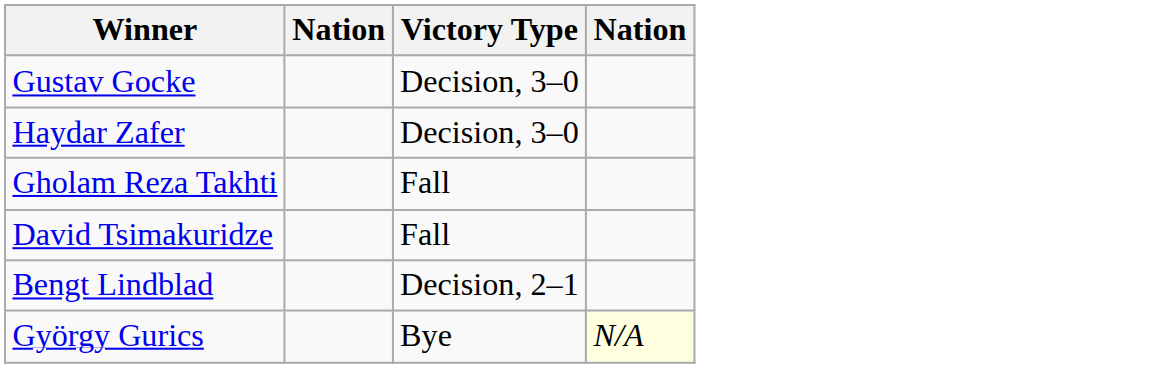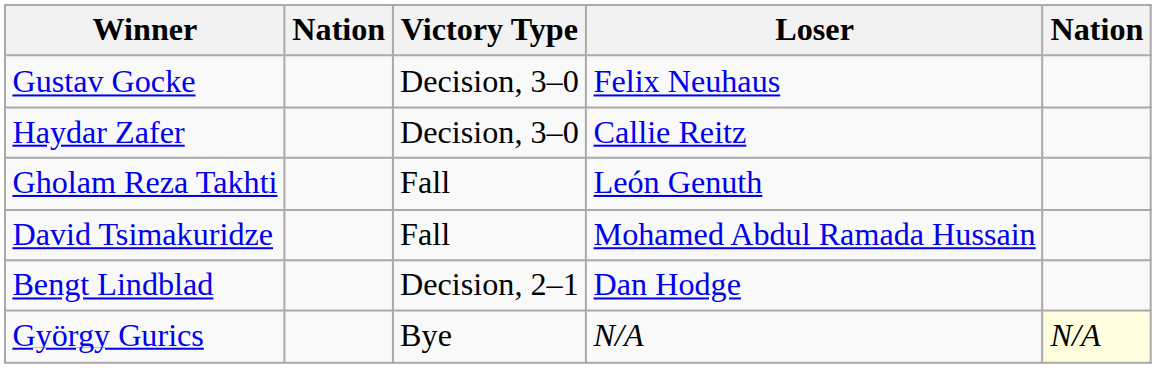+ column: (815, 30)
